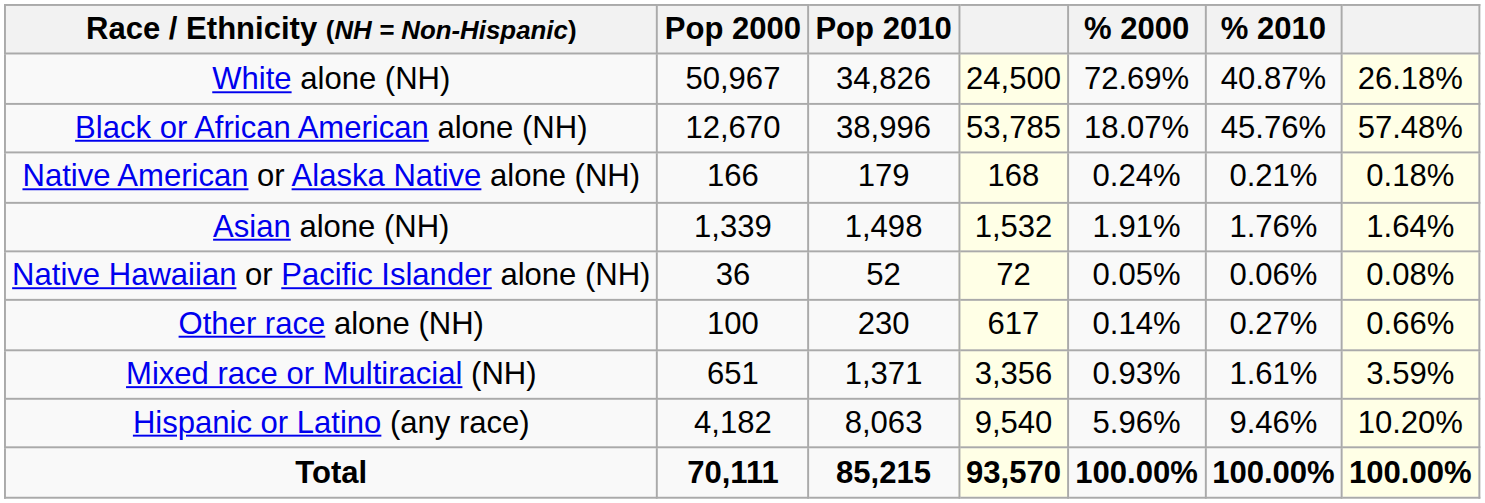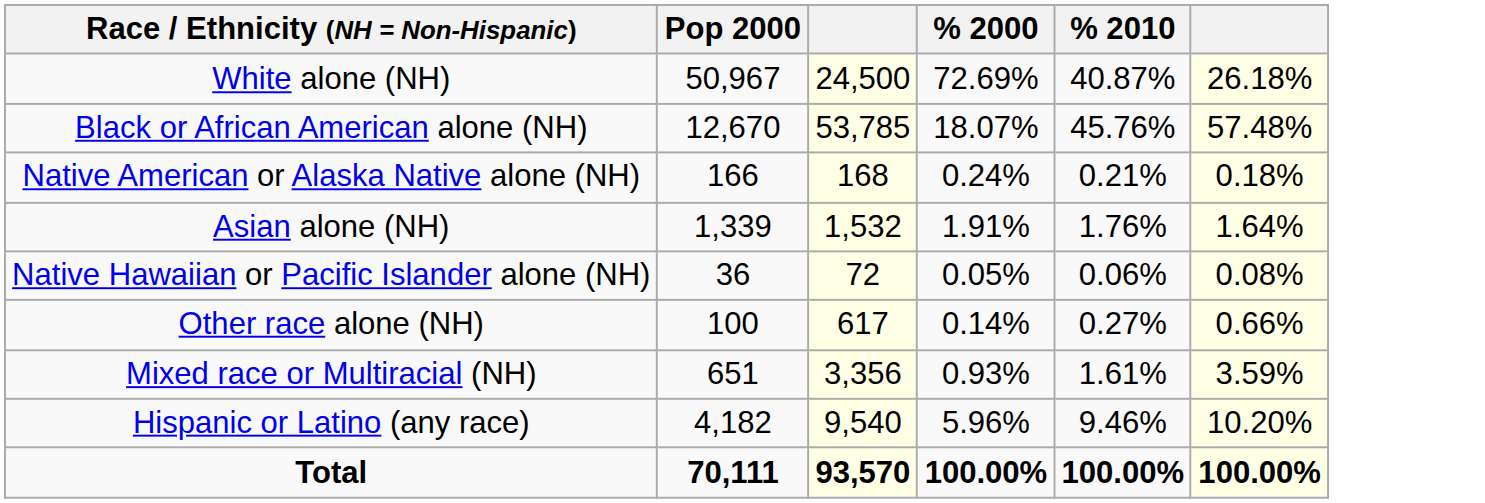- column: (884, 29)
